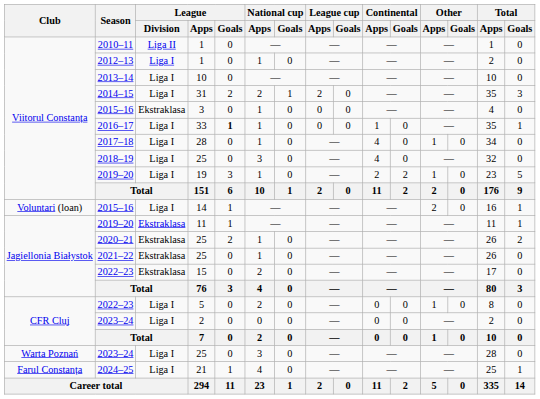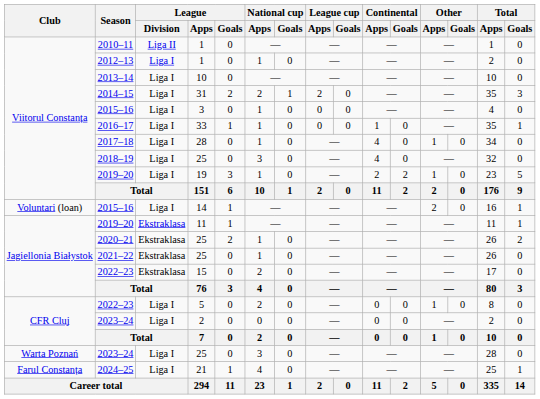(162, 110) Ekstraklasa -> (162, 110) Liga I
(230, 126) bold -> (230, 126) normal
